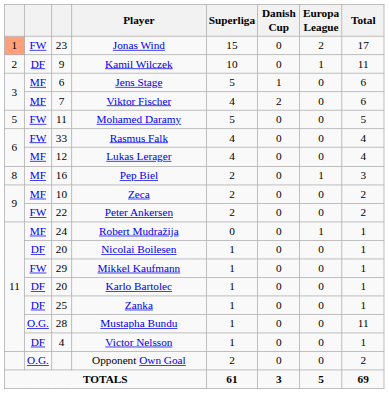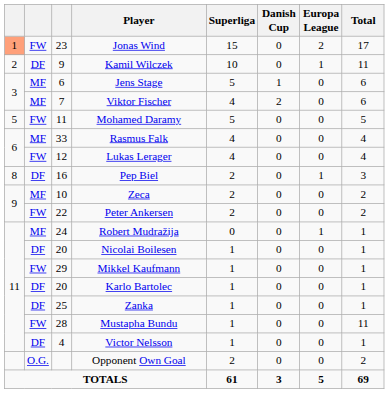(38, 138) FW -> (38, 138) MF
(38, 157) MF -> (38, 157) FW
(38, 175) MF -> (38, 175) DF
(38, 324) O.G. -> (38, 324) FW
